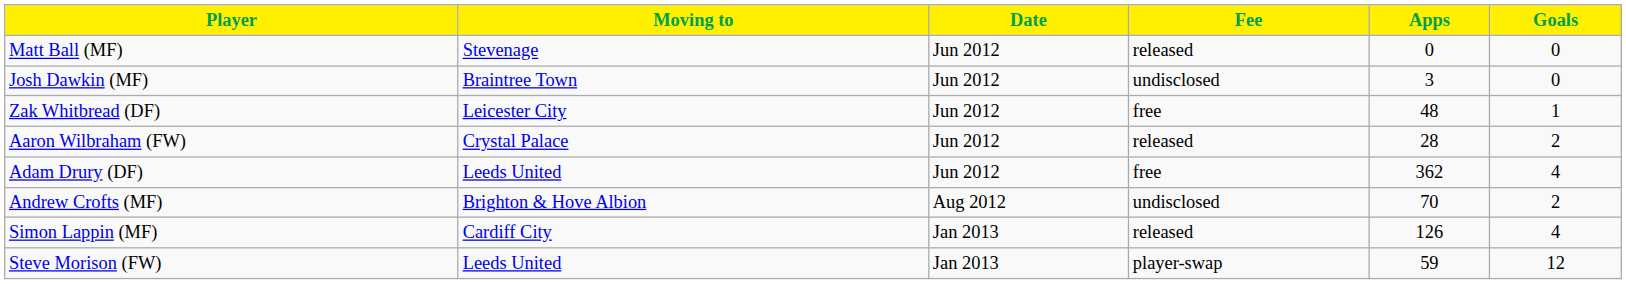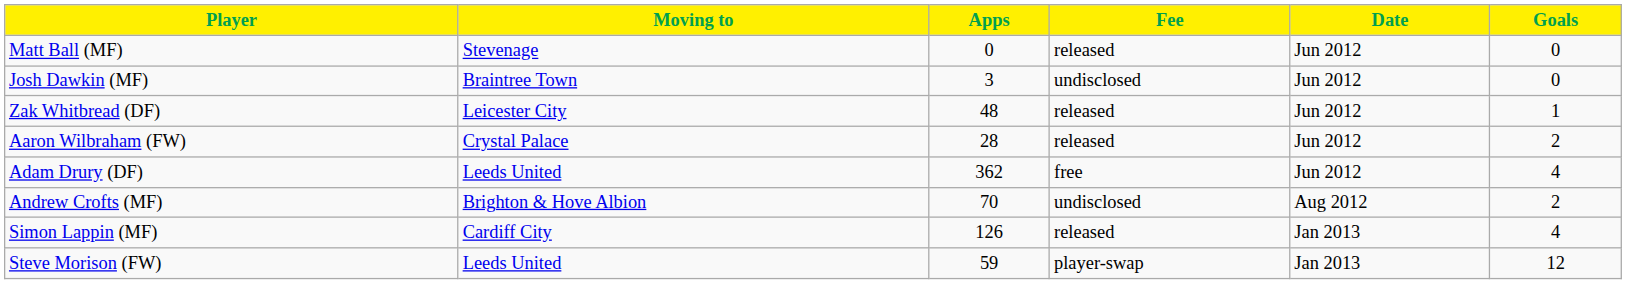columns swapped: (1028, 20) <-> (1429, 20)
(1147, 111) free -> (1084, 111) released
